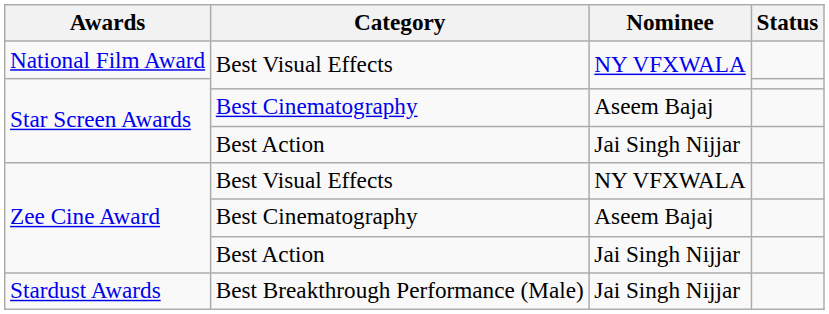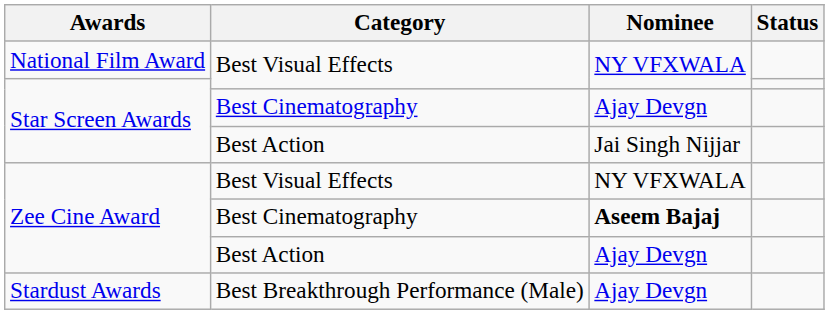(654, 107) Aseem Bajaj -> (651, 107) Ajay Devgn
(654, 217) normal -> (657, 217) bold
(667, 254) Jai Singh Nijjar -> (651, 254) Ajay Devgn
(667, 291) Jai Singh Nijjar -> (651, 291) Ajay Devgn
